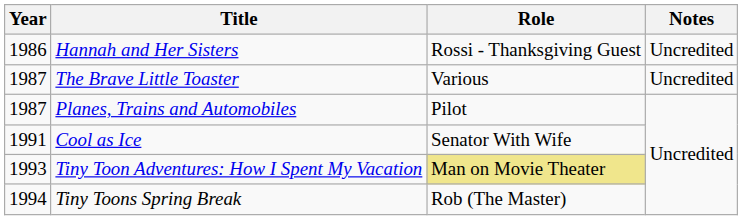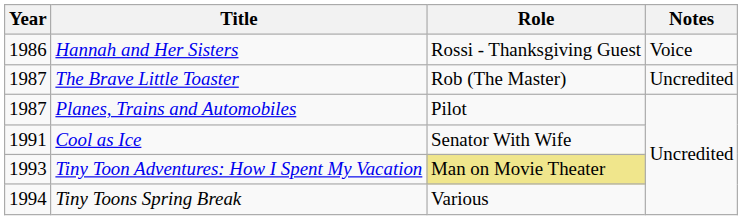(692, 49) Uncredited -> (671, 49) Voice
(460, 79) Various -> (499, 79) Rob (The Master)
(499, 199) Rob (The Master) -> (460, 199) Various
